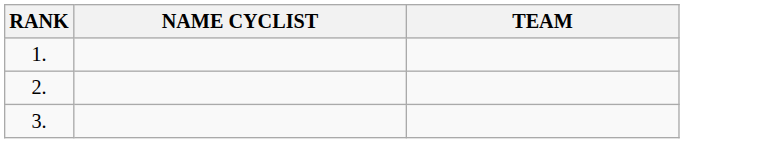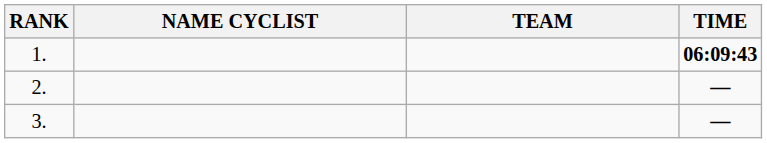+ column: (720, 21)
